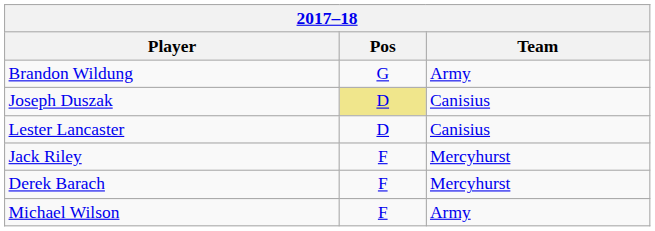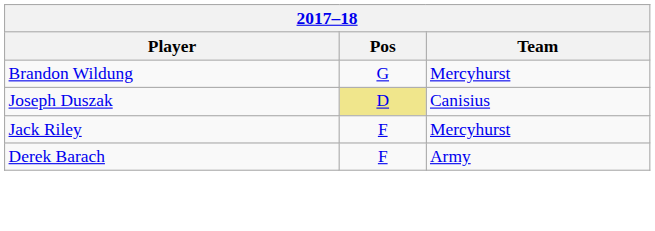(450, 73) Army -> (470, 73) Mercyhurst
- row: (66, 128)
(470, 184) Mercyhurst -> (450, 156) Army
- row: (64, 211)
